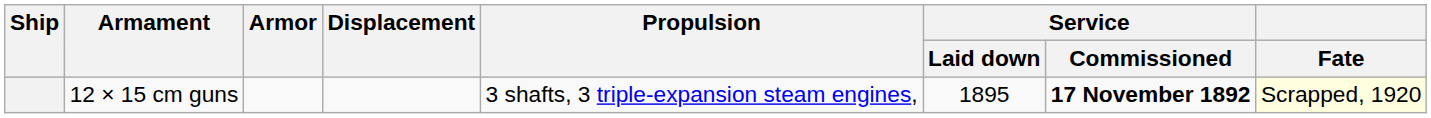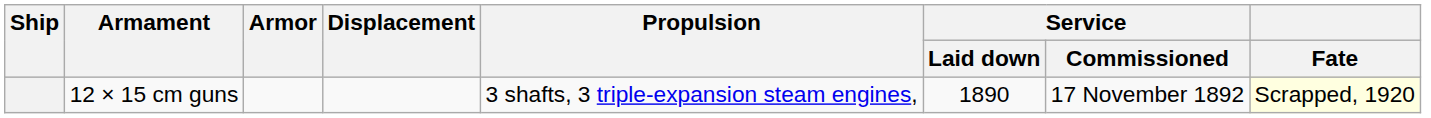(984, 94) 1895 -> (984, 94) 1890
(1151, 94) bold -> (1147, 94) normal
